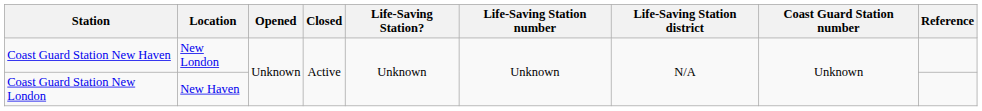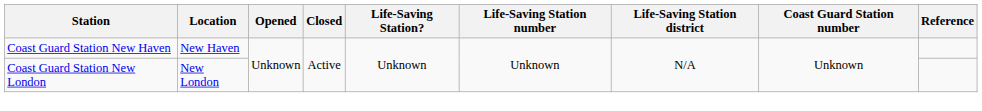(200, 55) New London -> (210, 48) New Haven
(210, 89) New Haven -> (200, 75) New London
